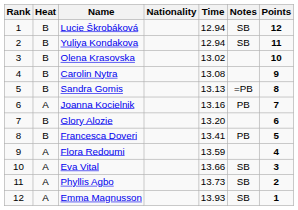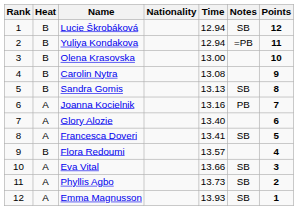(243, 43) SB -> (243, 43) =PB
(213, 58) 13.02 -> (213, 58) 13.00
(243, 89) =PB -> (243, 89) SB
(45, 120) B -> (45, 120) A
(213, 120) 13.20 -> (213, 120) 13.40
(45, 136) B -> (45, 136) A
(243, 136) PB -> (243, 136) SB
(45, 151) A -> (45, 151) B
(213, 151) 13.59 -> (213, 151) 13.57
